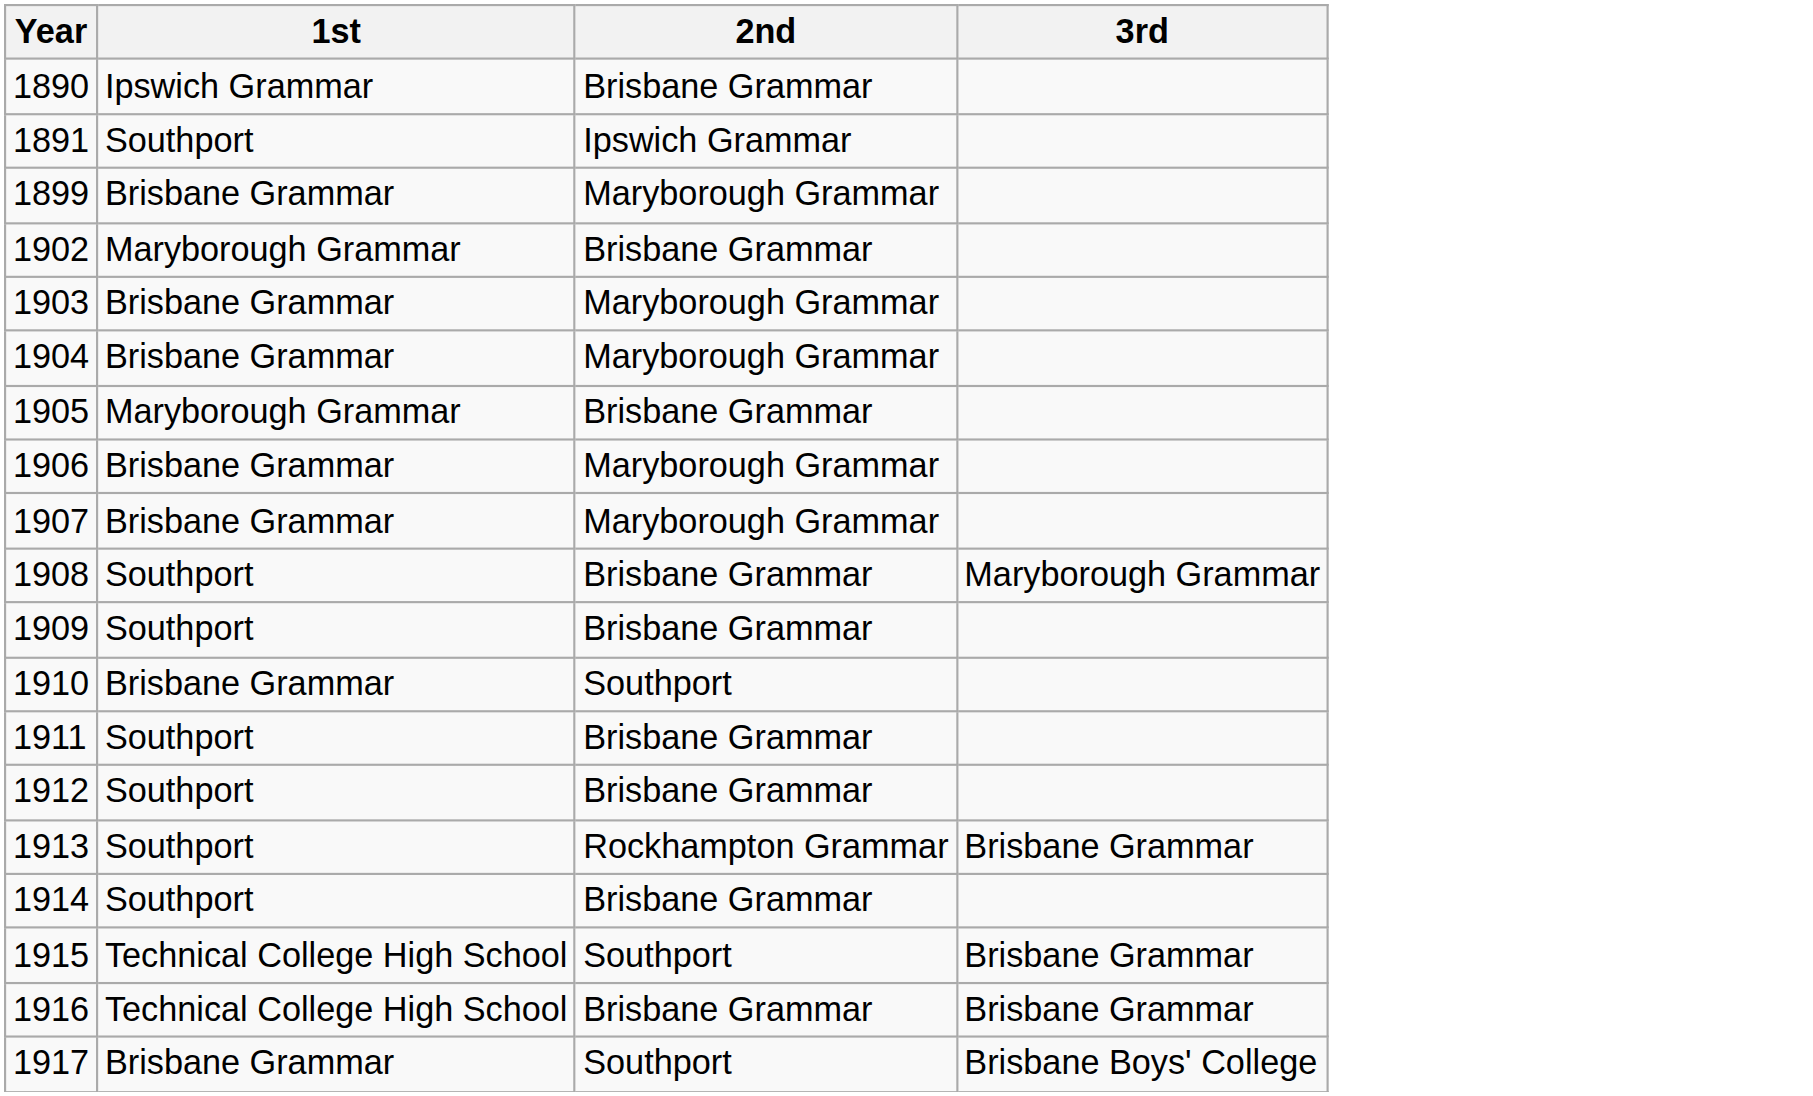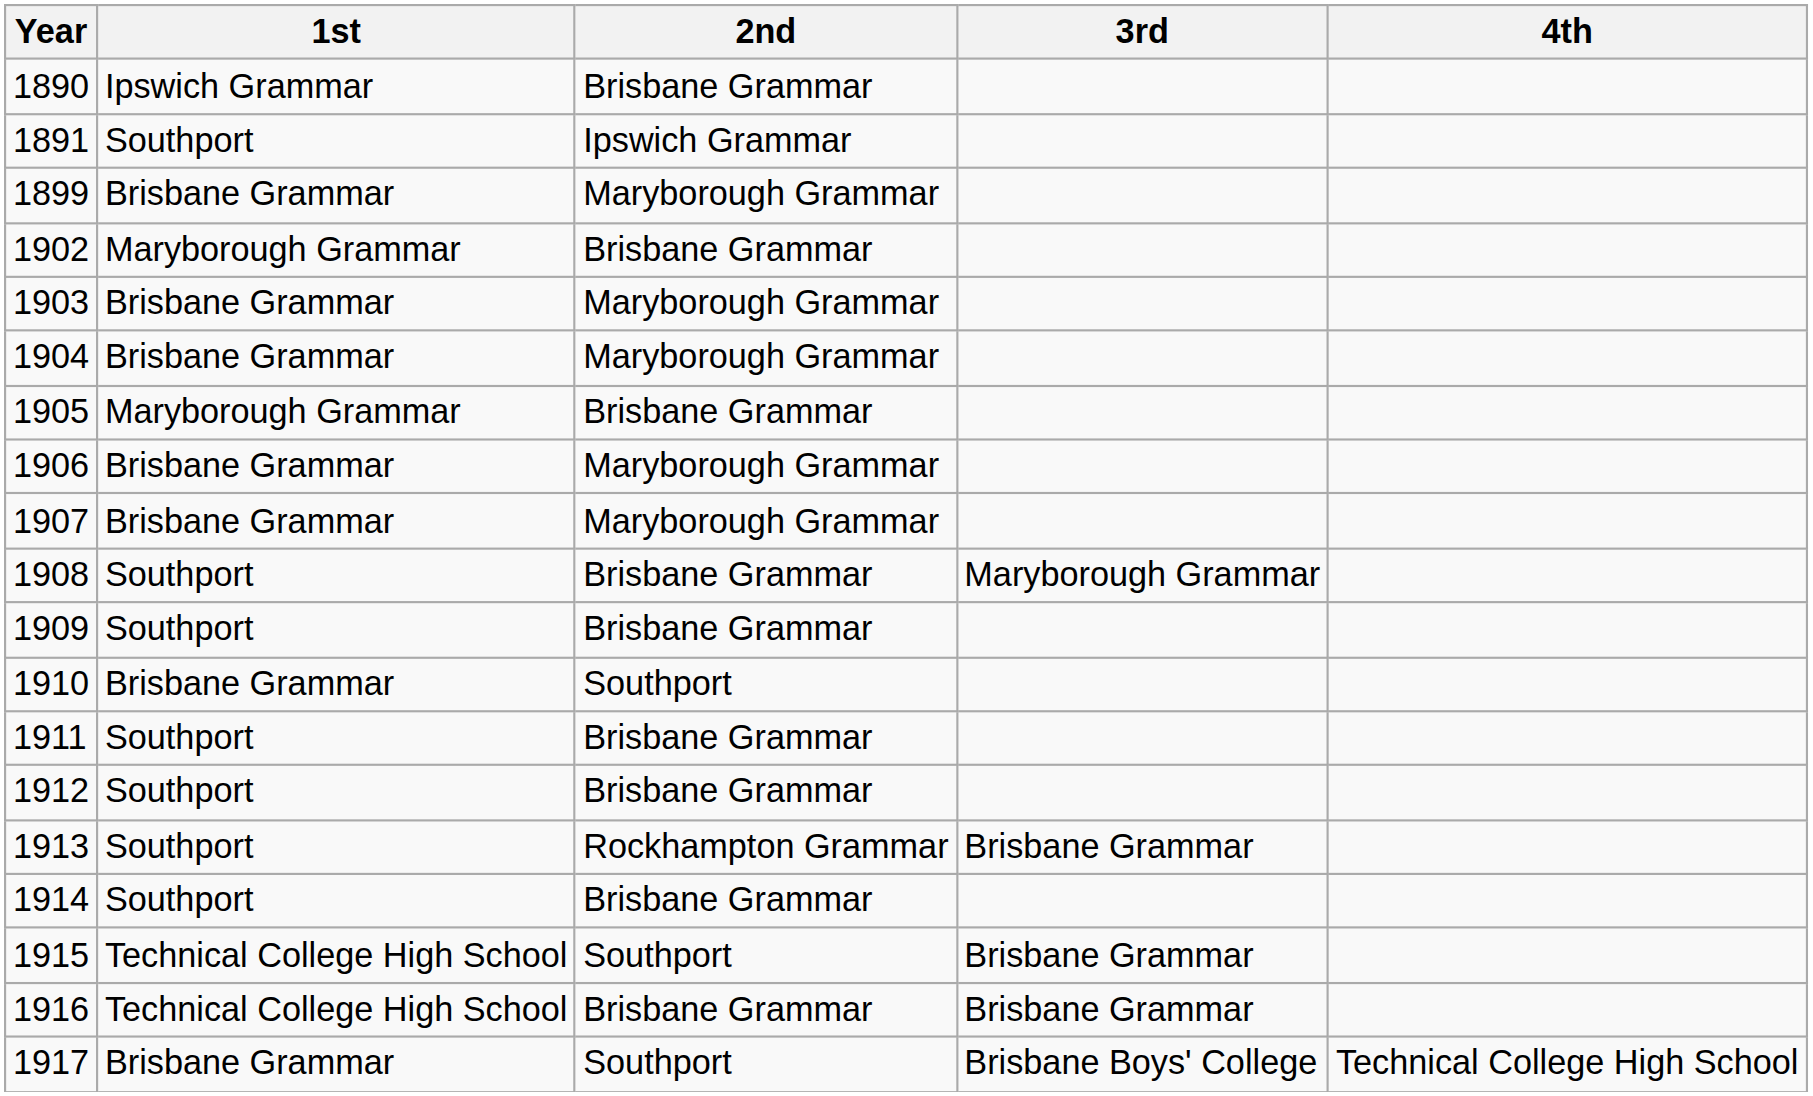+ column: (1567, 31)
